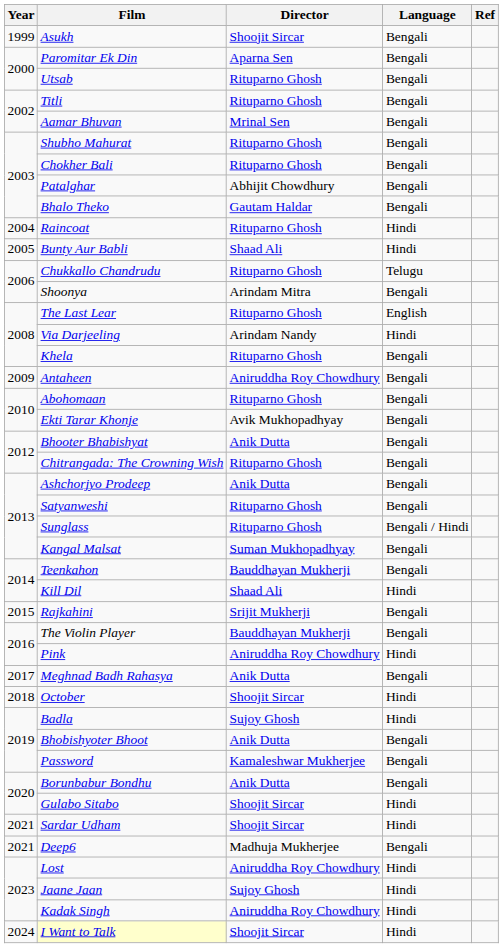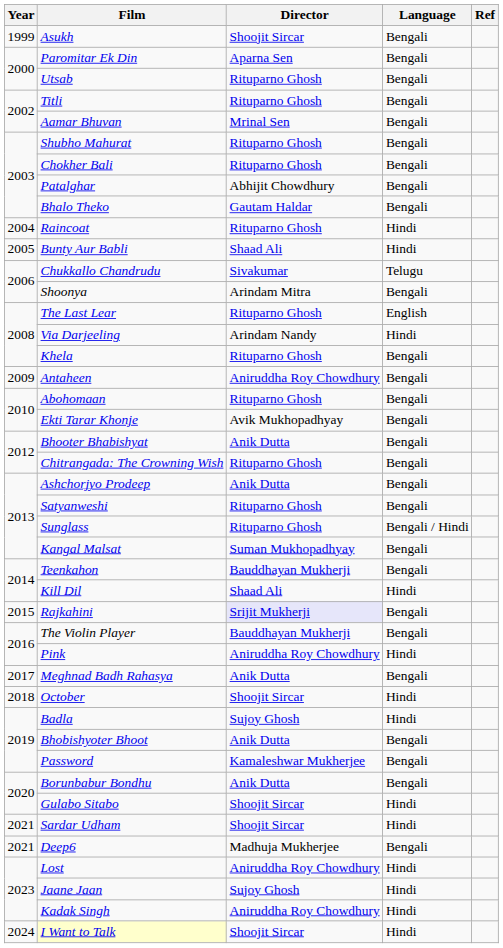(276, 270) Rituparno Ghosh -> (259, 270) Sivakumar
(270, 611) no background -> (270, 611) lavender background
